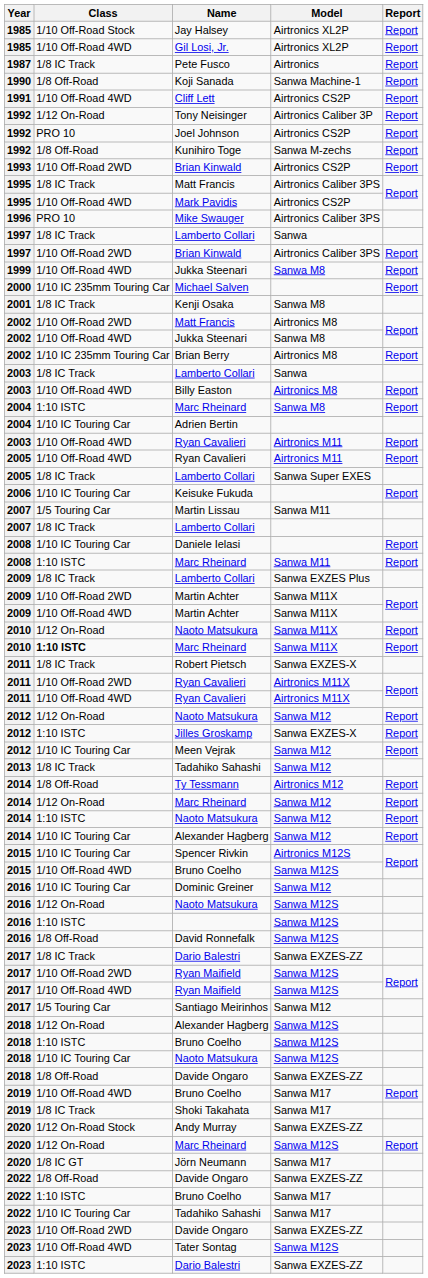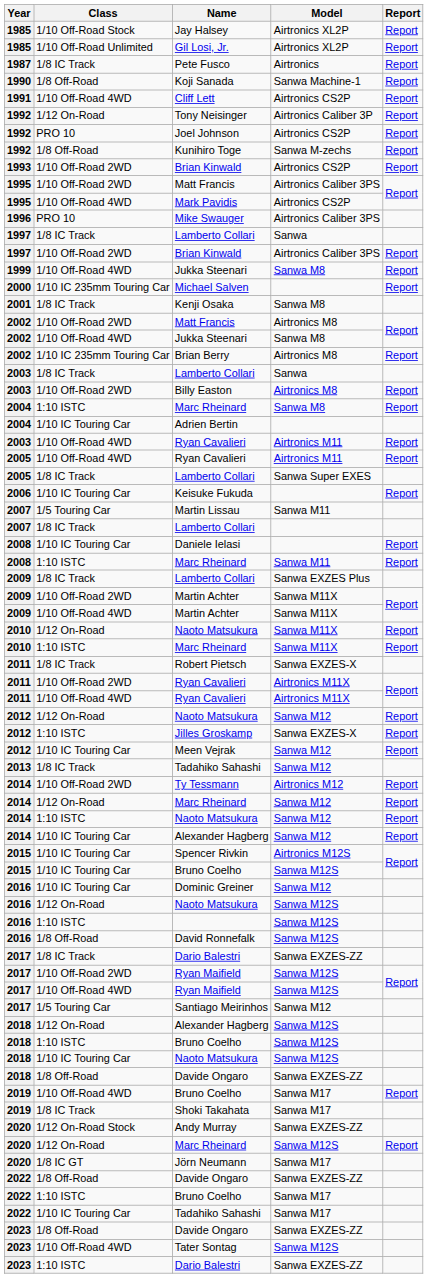(84, 47) 1/10 Off-Road 4WD -> (95, 47) 1/10 Off-Road Unlimited
(66, 184) 1/8 IC Track -> (84, 184) 1/10 Off-Road 2WD
(84, 390) 1/10 Off-Road 4WD -> (84, 390) 1/10 Off-Road 2WD
(61, 647) bold -> (61, 647) normal
(67, 784) 1/8 Off-Road -> (84, 784) 1/10 Off-Road 2WD
(84, 870) 1/10 Off-Road 4WD -> (83, 870) 1/10 IC Touring Car
(84, 1230) 1/10 Off-Road 2WD -> (67, 1230) 1/8 Off-Road
